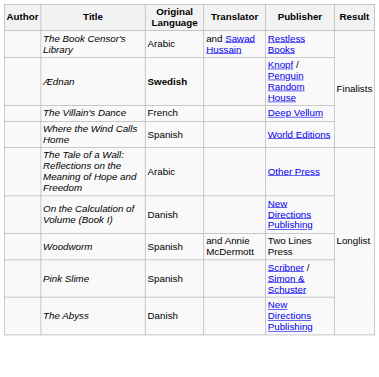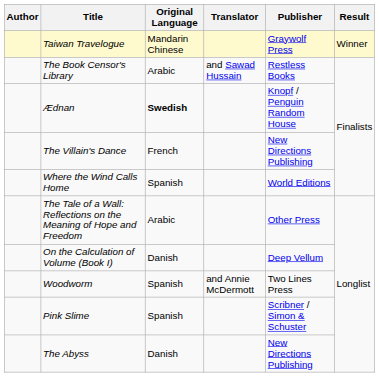+ row: (84, 44)
(295, 113) Deep Vellum -> (290, 151) New Directions Publishing
(290, 214) New Directions Publishing -> (295, 257) Deep Vellum
